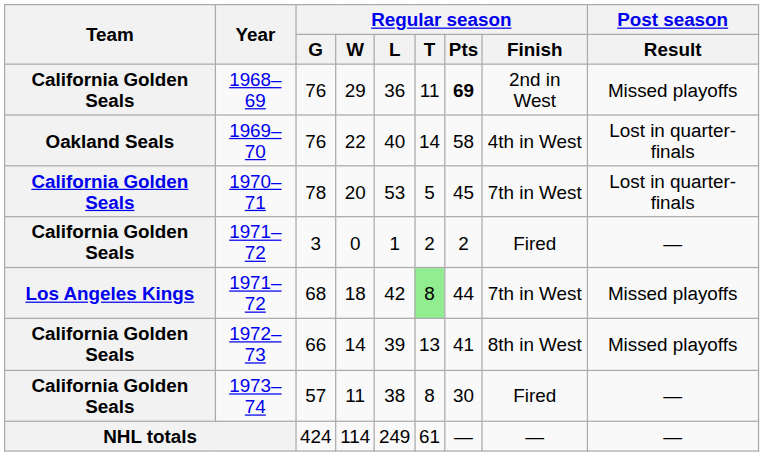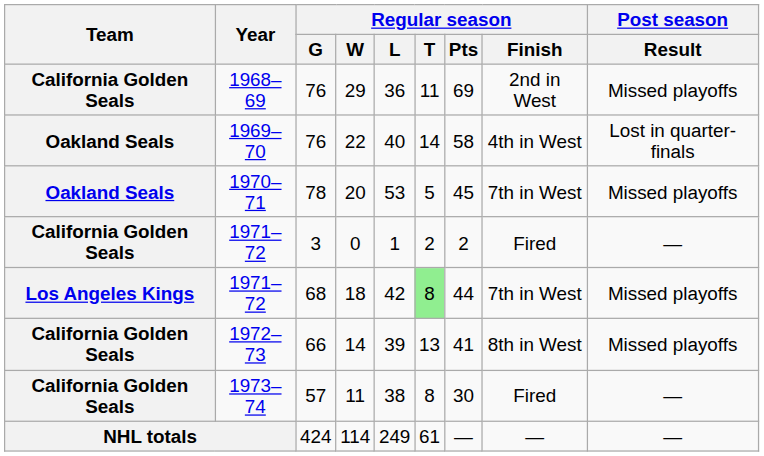(463, 90) bold -> (463, 90) normal
(110, 192) California Golden Seals -> (110, 192) Oakland Seals
(673, 192) Lost in quarter-finals -> (673, 192) Missed playoffs
